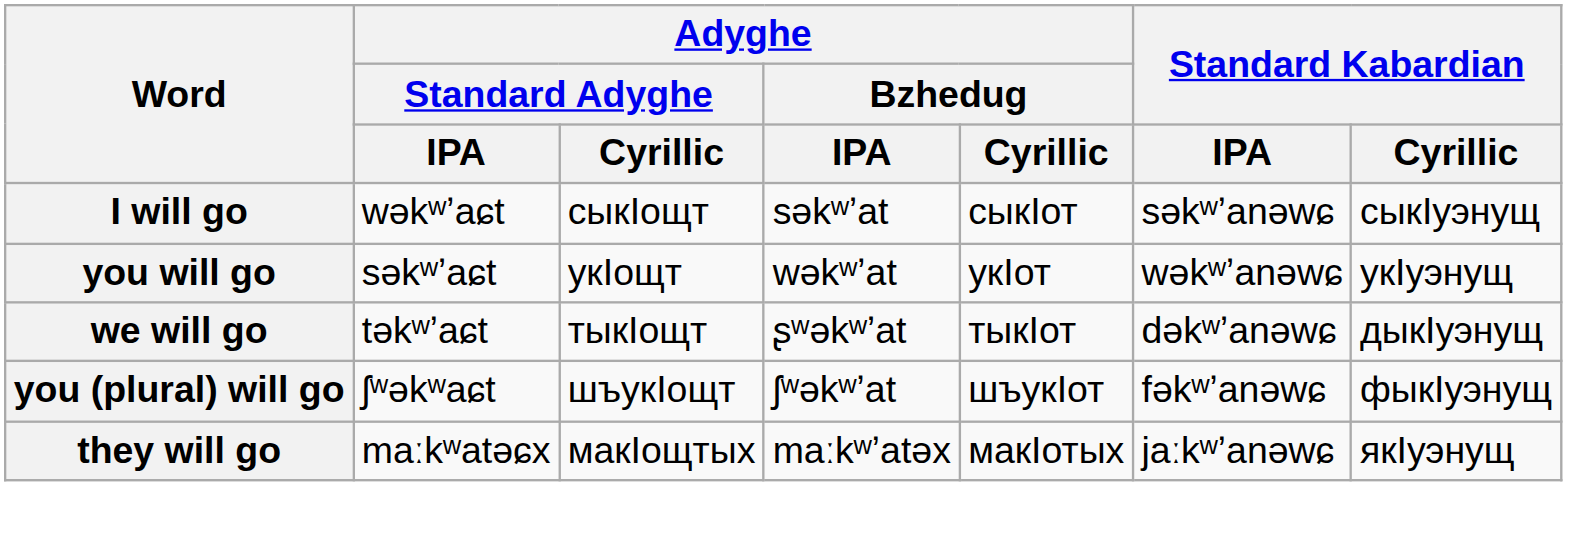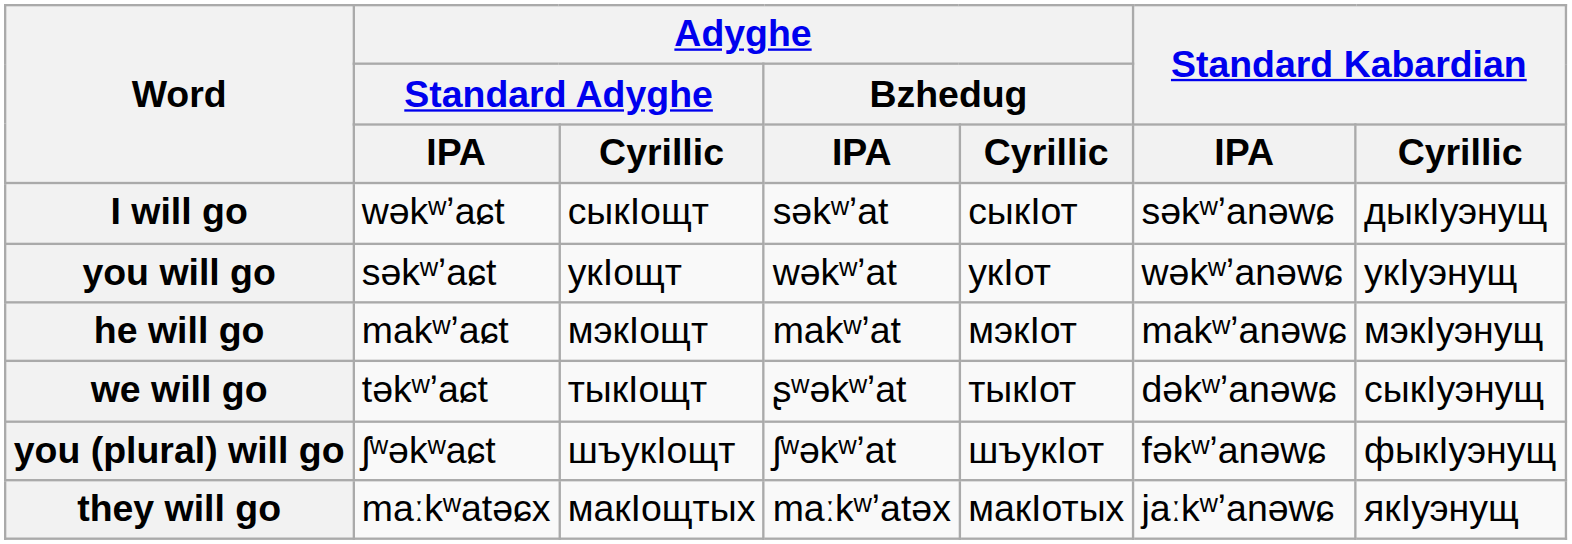(1450, 212) сыкIуэнущ -> (1456, 212) дыкIуэнущ
+ row: (179, 331)
(1451, 331) дыкIуэнущ -> (1454, 390) сыкIуэнущ
